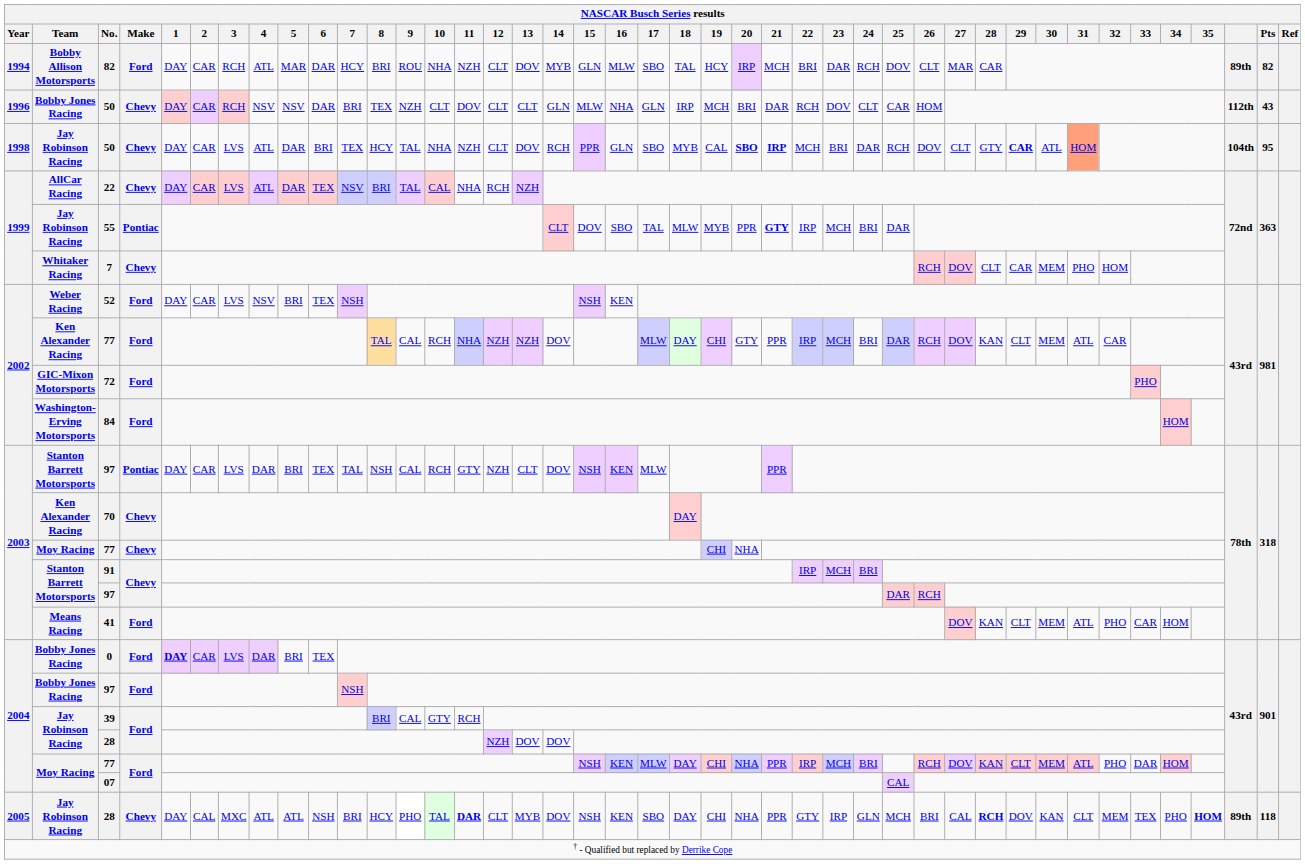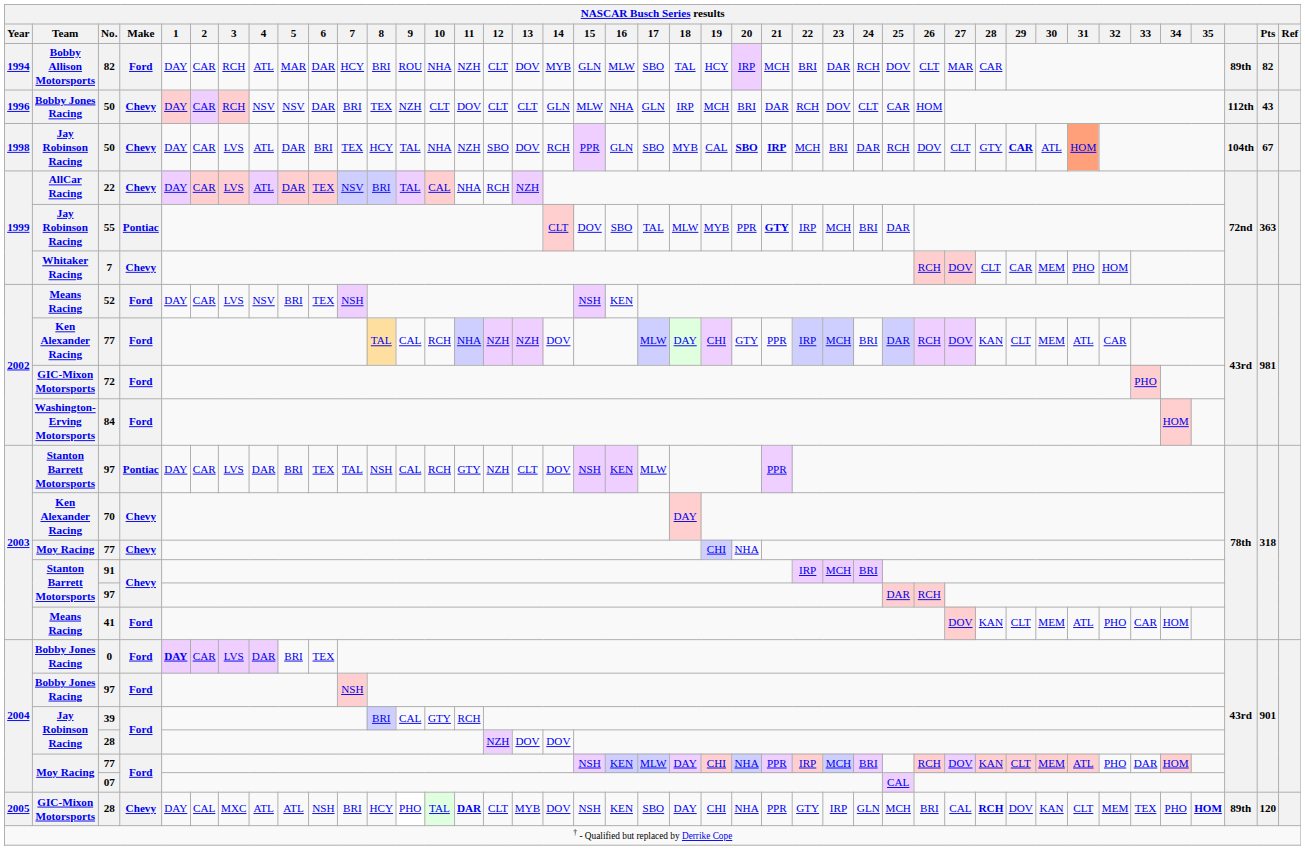(498, 147) CLT -> (498, 147) SBO
(1268, 147) 95 -> (1268, 147) 67
(65, 301) Weber Racing -> (65, 301) Means Racing
(65, 815) Jay Robinson Racing -> (65, 809) GIC-Mixon Motorsports
(1268, 815) 118 -> (1268, 809) 120
